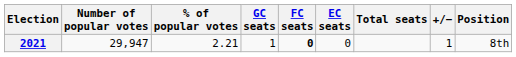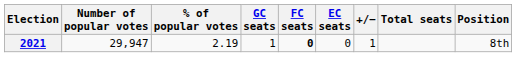columns swapped: (392, 19) <-> (442, 19)
(225, 43) 2.21 -> (225, 43) 2.19
